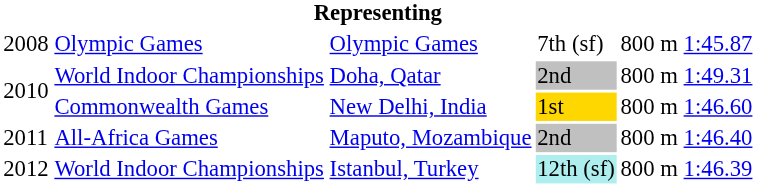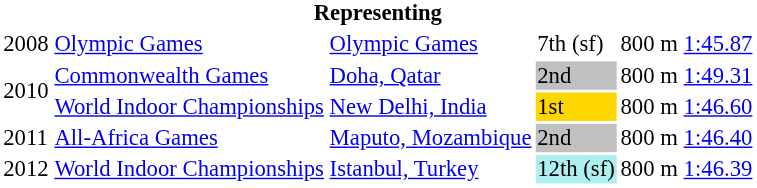(189, 75) World Indoor Championships -> (161, 75) Commonwealth Games
(161, 106) Commonwealth Games -> (189, 106) World Indoor Championships
